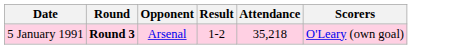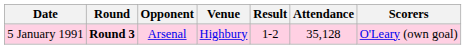+ column: (224, 14)
(270, 34) 35,218 -> (323, 34) 35,128
